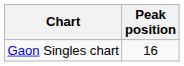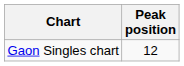(151, 50) 16 -> (151, 50) 12
